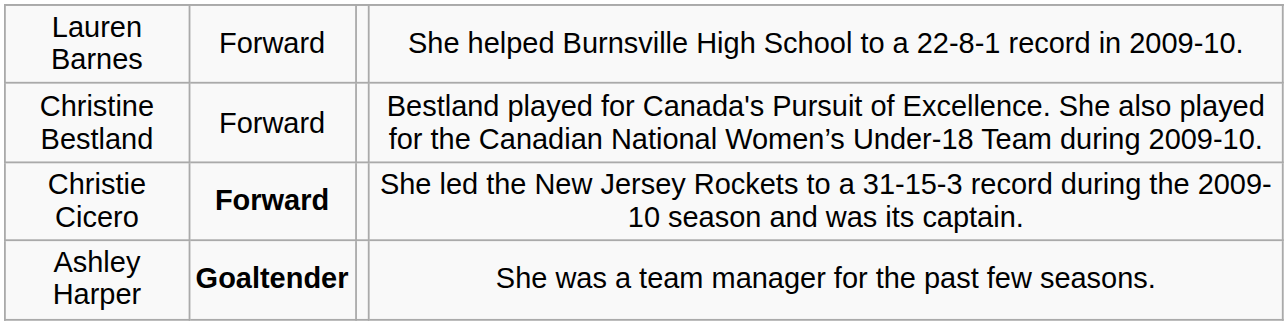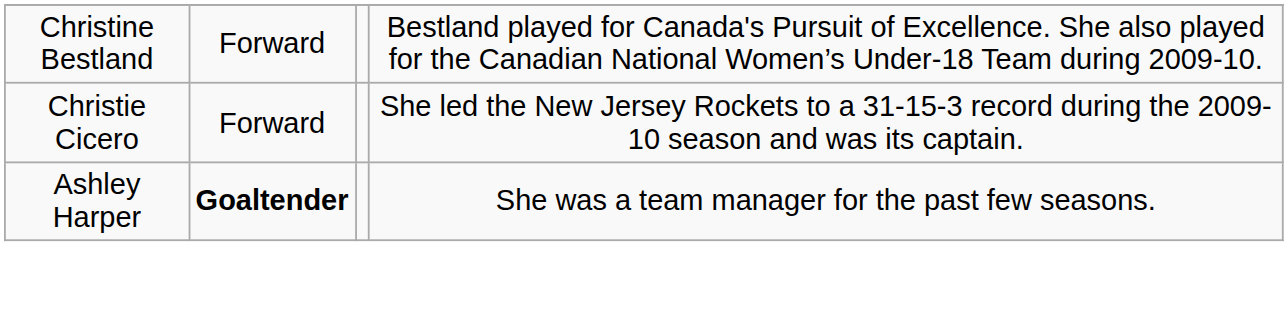- row: (97, 43)
(272, 200) bold -> (272, 122) normal
